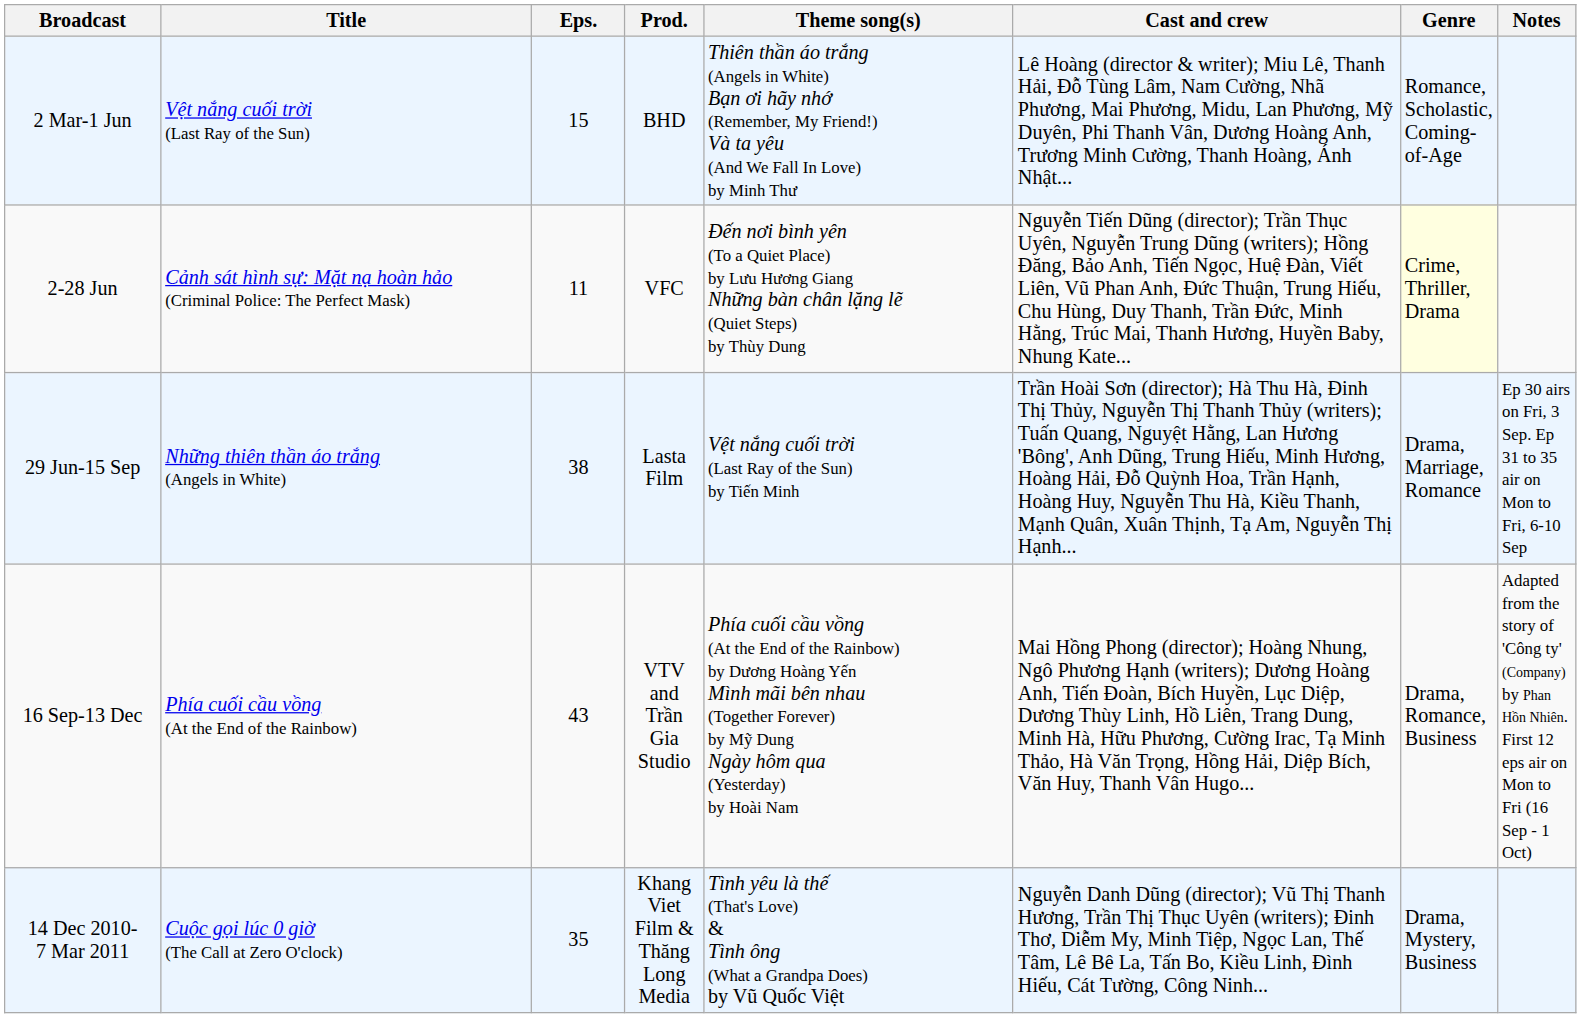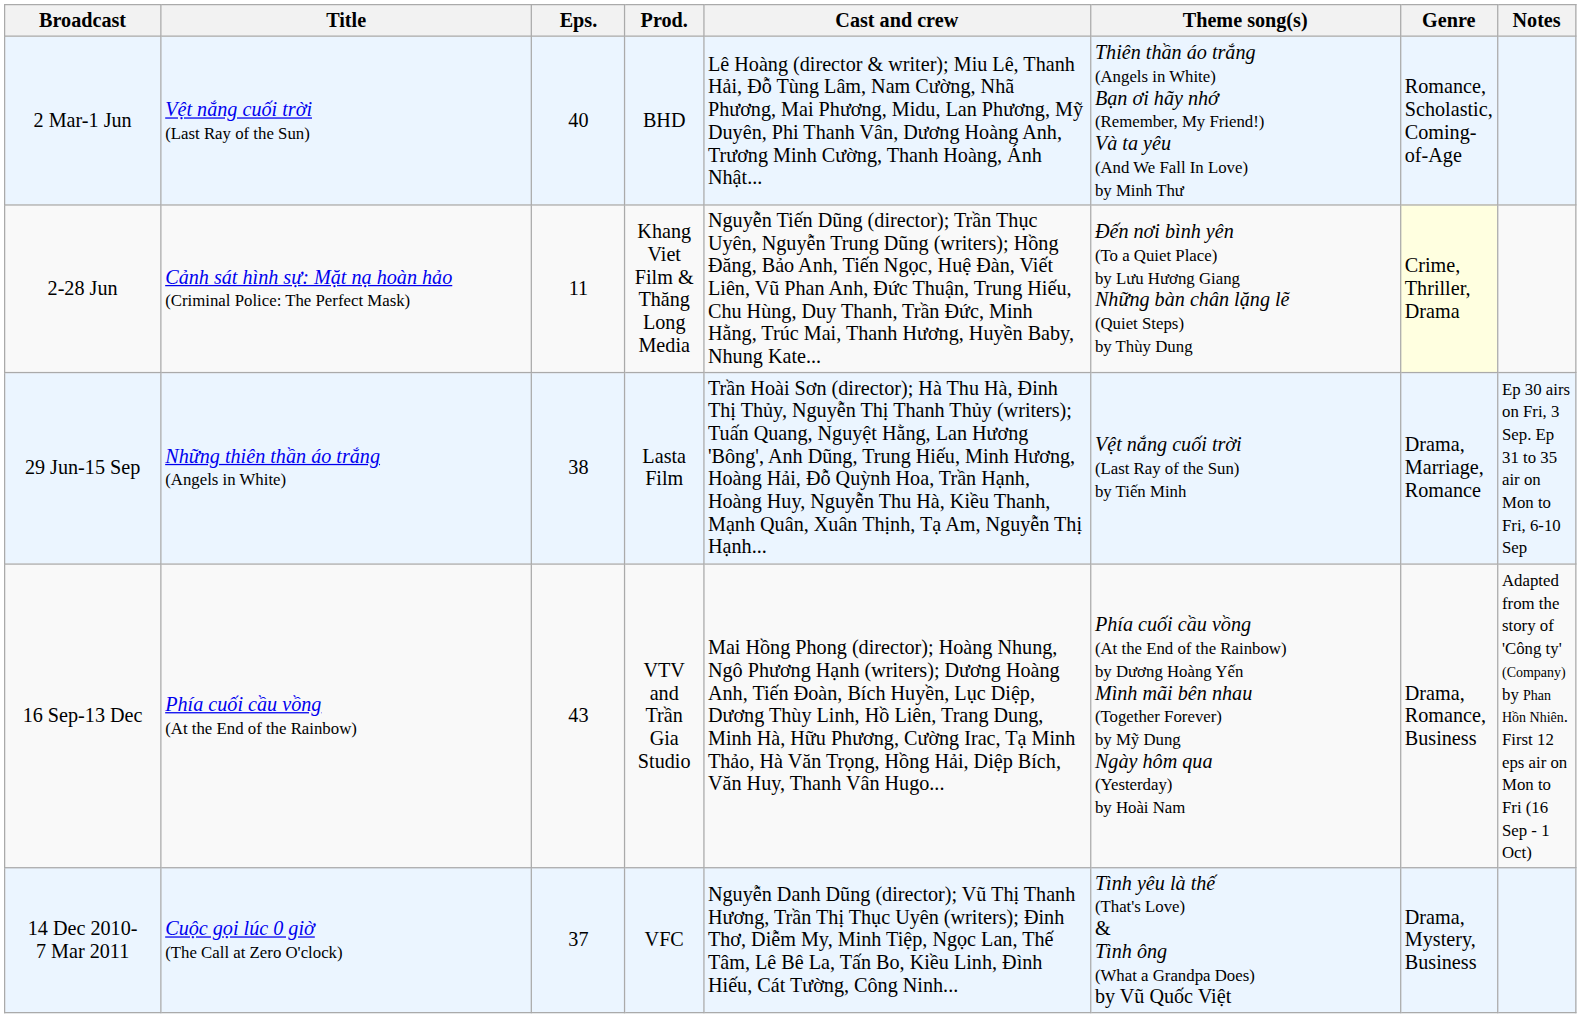columns swapped: (1207, 20) <-> (858, 20)
(578, 120) 15 -> (578, 120) 40
(664, 288) VFC -> (664, 288) Khang Viet Film & Thăng Long Media
(578, 940) 35 -> (578, 940) 37
(664, 940) Khang Viet Film & Thăng Long Media -> (664, 940) VFC
